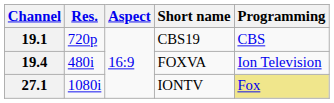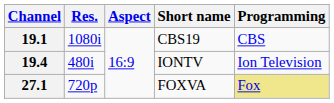(83, 39) 720p -> (85, 39) 1080i
(182, 62) FOXVA -> (180, 62) IONTV
(85, 86) 1080i -> (83, 86) 720p
(180, 86) IONTV -> (182, 86) FOXVA
